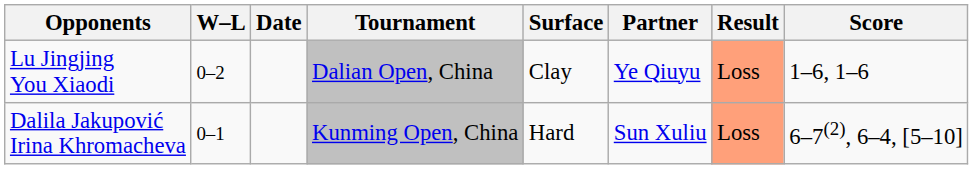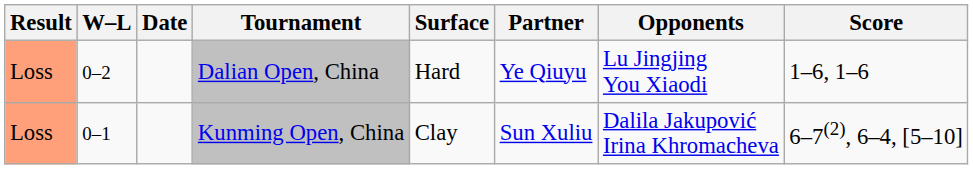columns swapped: (748, 22) <-> (98, 22)
(550, 71) Clay -> (437, 71) Hard
(552, 132) Hard -> (436, 132) Clay
